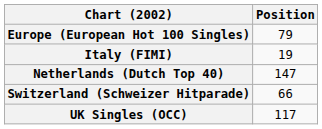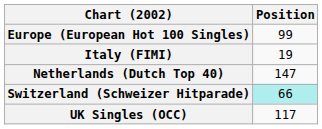(285, 34) 79 -> (285, 34) 99
(285, 94) no background -> (285, 94) paleturquoise background
